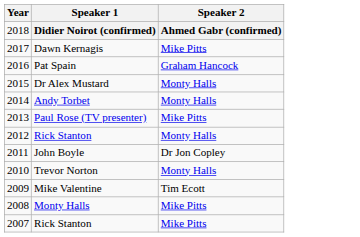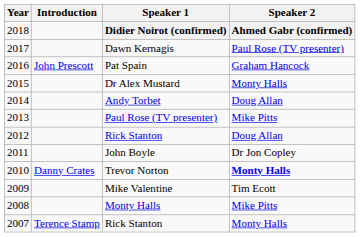+ column: (67, 13)
(184, 48) Mike Pitts -> (288, 48) Paul Rose (TV presenter)
(189, 100) Monty Halls -> (257, 100) Doug Allan
(189, 135) Monty Halls -> (257, 135) Doug Allan
(189, 170) normal -> (261, 170) bold
(184, 223) Mike Pitts -> (259, 223) Monty Halls
